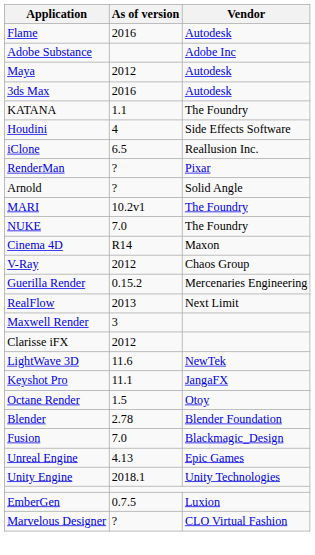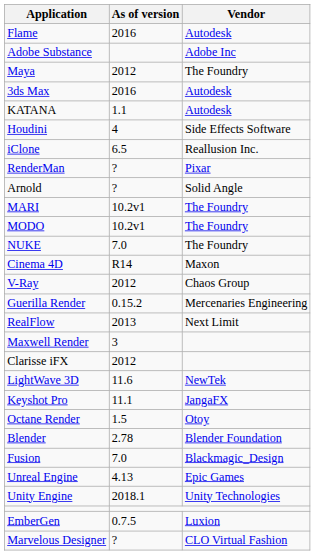(208, 71) Autodesk -> (216, 71) The Foundry
(216, 110) The Foundry -> (208, 110) Autodesk
+ row: (26, 226)
